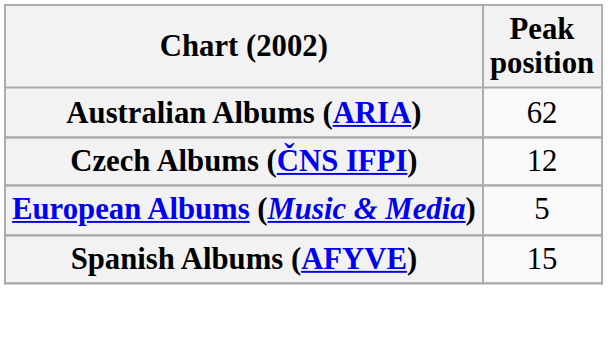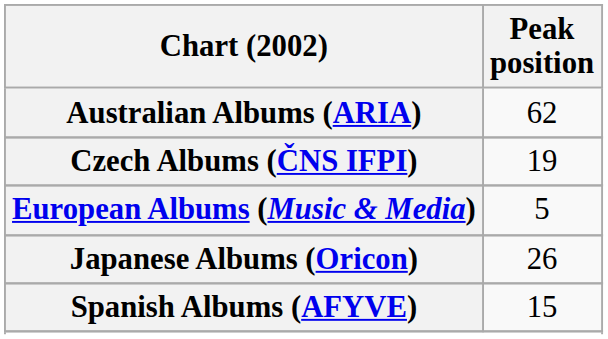(542, 160) 12 -> (542, 160) 19
+ row: (244, 258)
